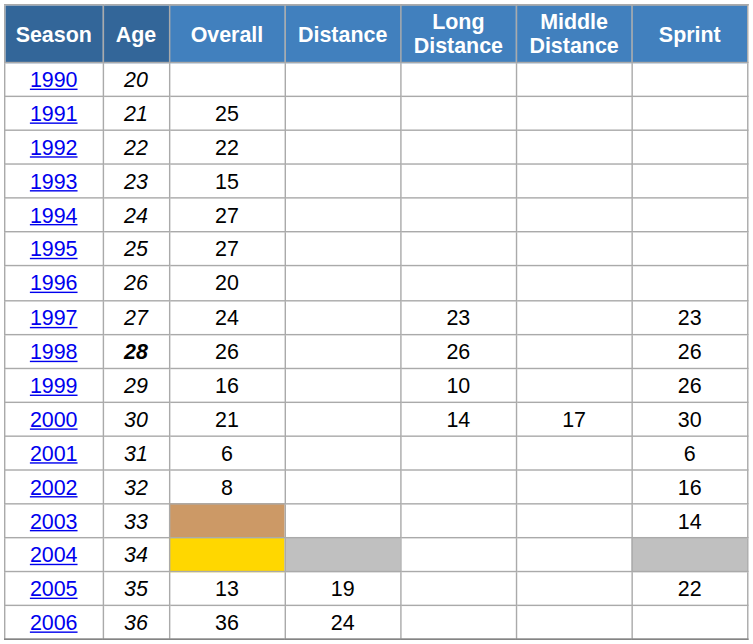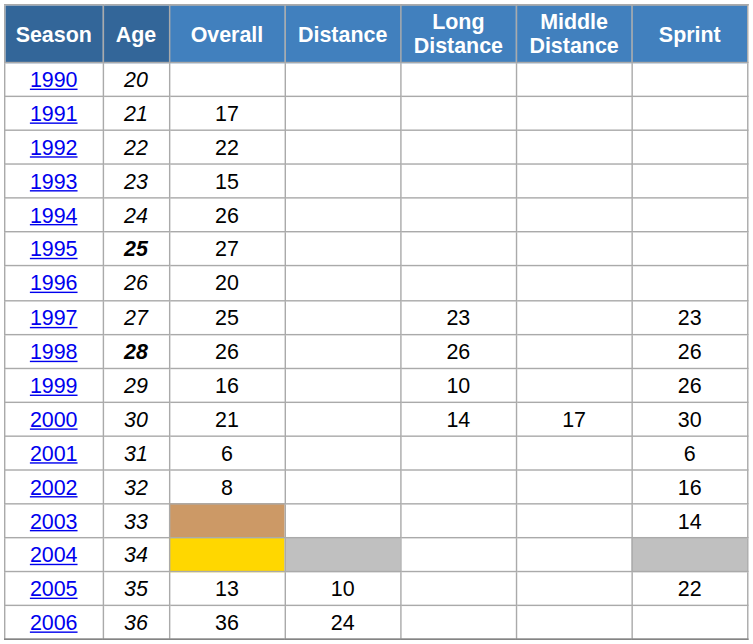(227, 114) 25 -> (227, 114) 17
(227, 215) 27 -> (227, 215) 26
(136, 249) normal -> (136, 249) bold
(227, 317) 24 -> (227, 317) 25
(343, 589) 19 -> (343, 589) 10
